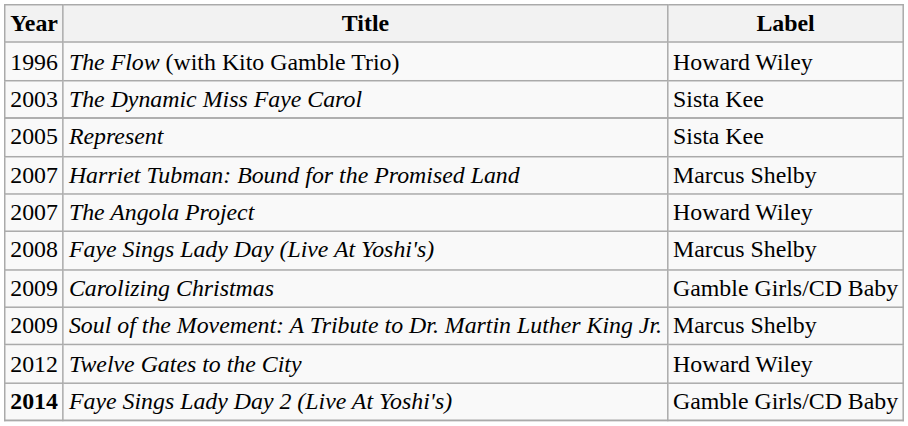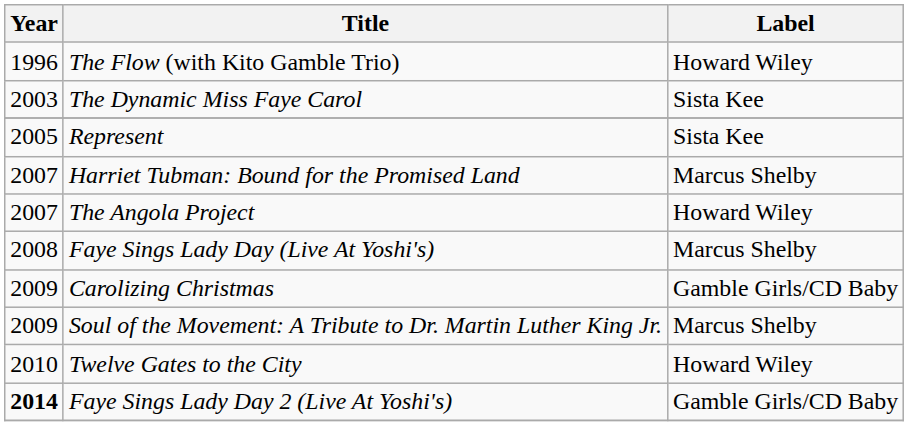(34, 363) 2012 -> (34, 363) 2010
